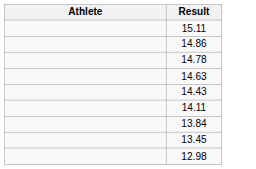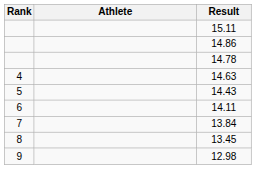+ column: (19, 12)
